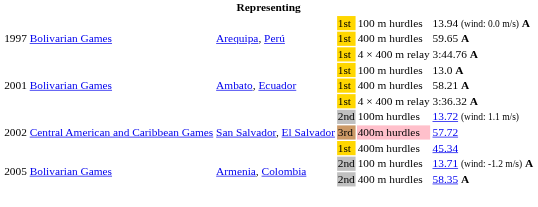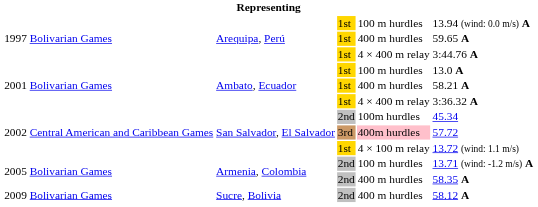(476, 117) 13.72 (wind: 1.1 m/s) -> (445, 117) 45.34
(389, 148) 400m hurdles -> (394, 148) 4 × 100 m relay
(445, 148) 45.34 -> (476, 148) 13.72 (wind: 1.1 m/s)
+ row: (15, 195)
